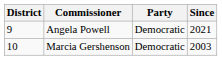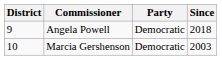(201, 30) 2021 -> (201, 30) 2018
